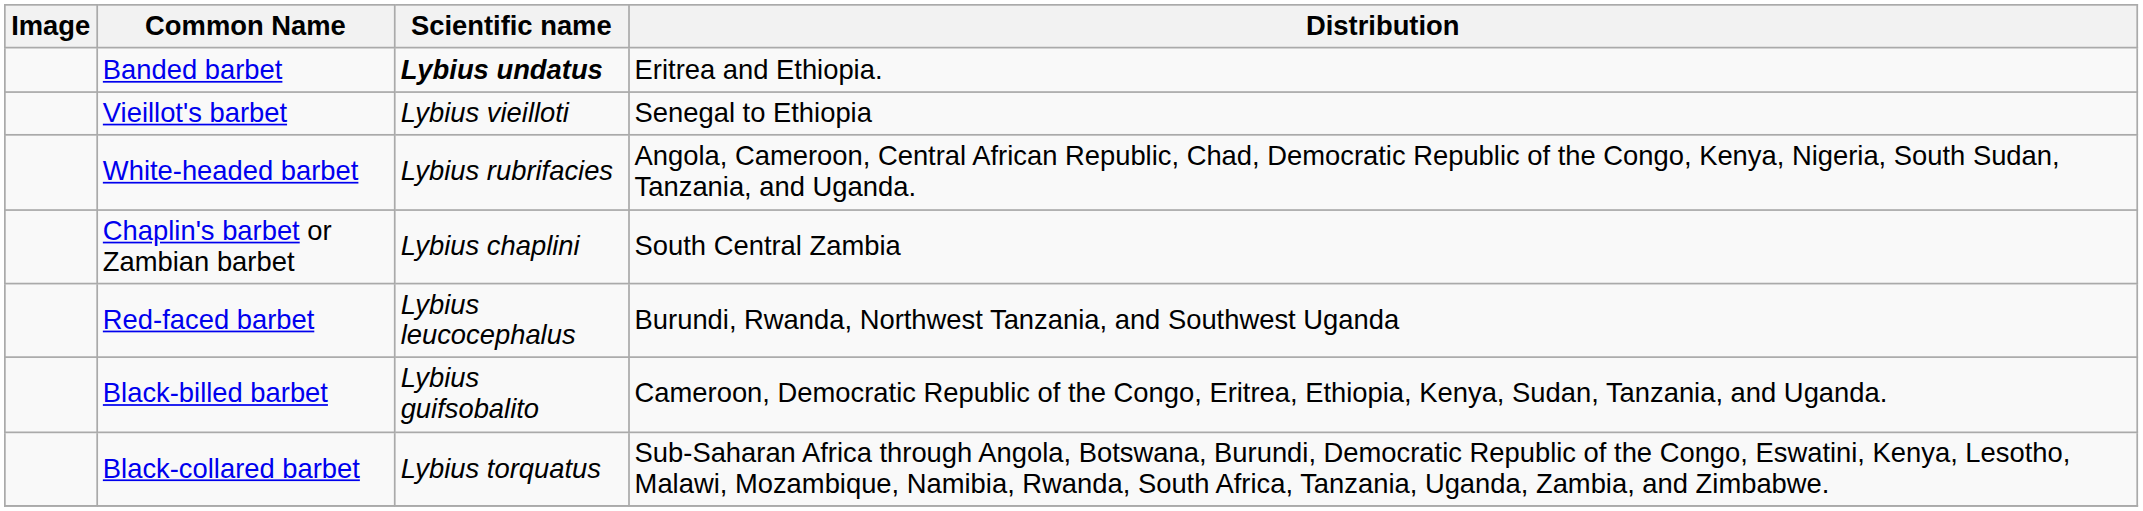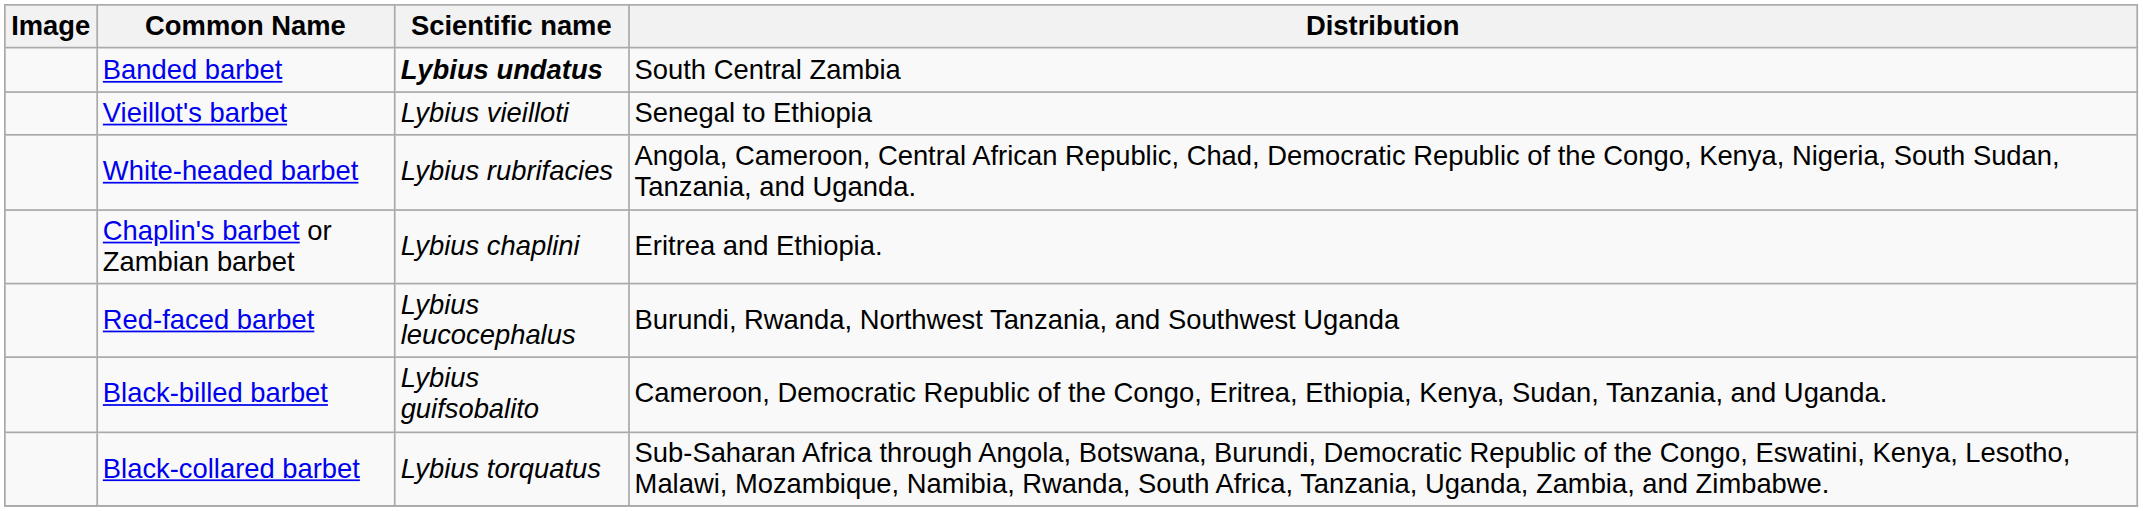(759, 69) Eritrea and Ethiopia. -> (768, 69) South Central Zambia
(768, 245) South Central Zambia -> (759, 245) Eritrea and Ethiopia.
